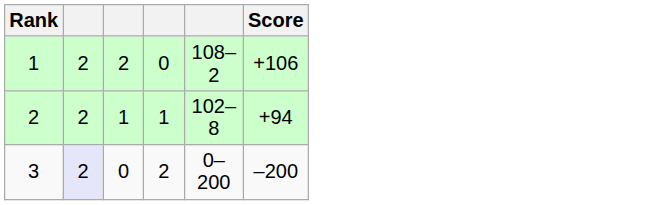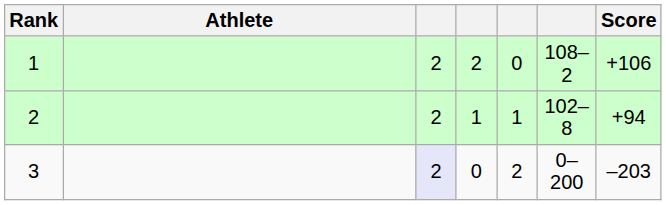+ column: (239, 20)
(276, 171) –200 -> (629, 171) –203
